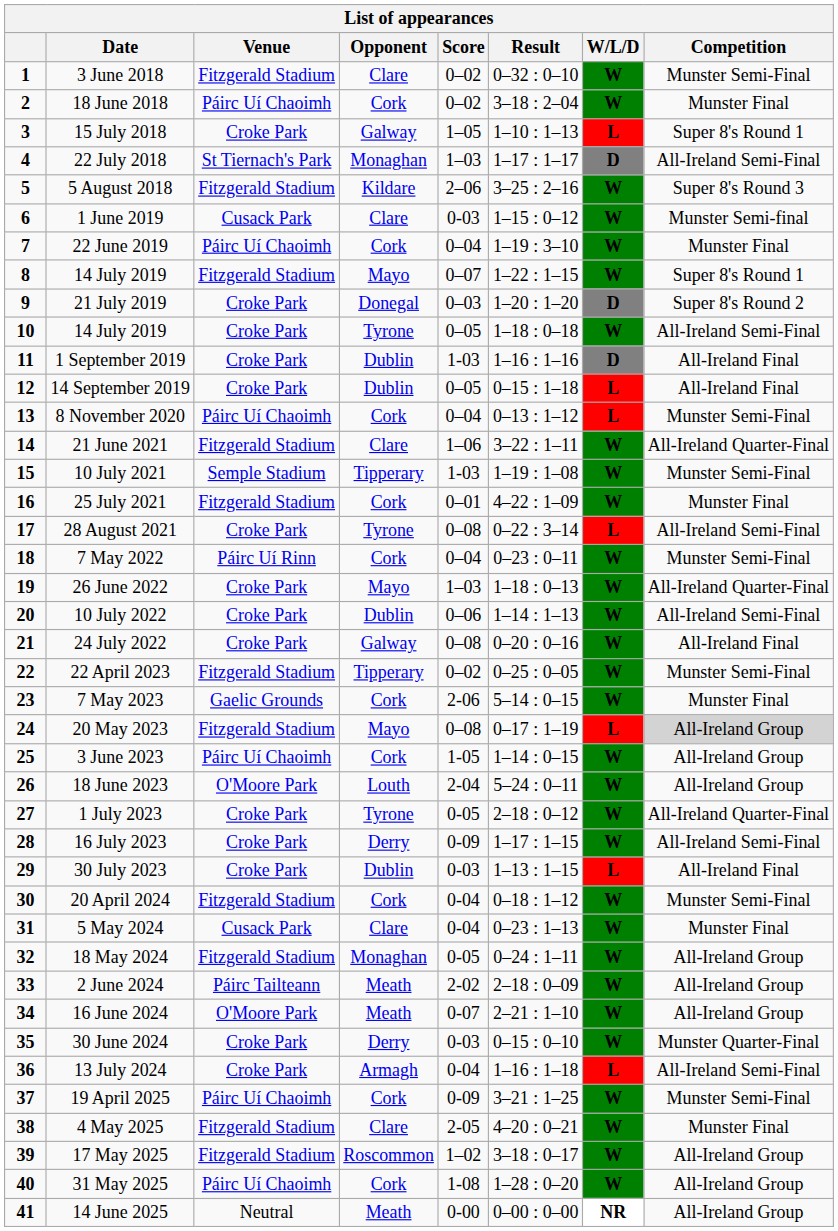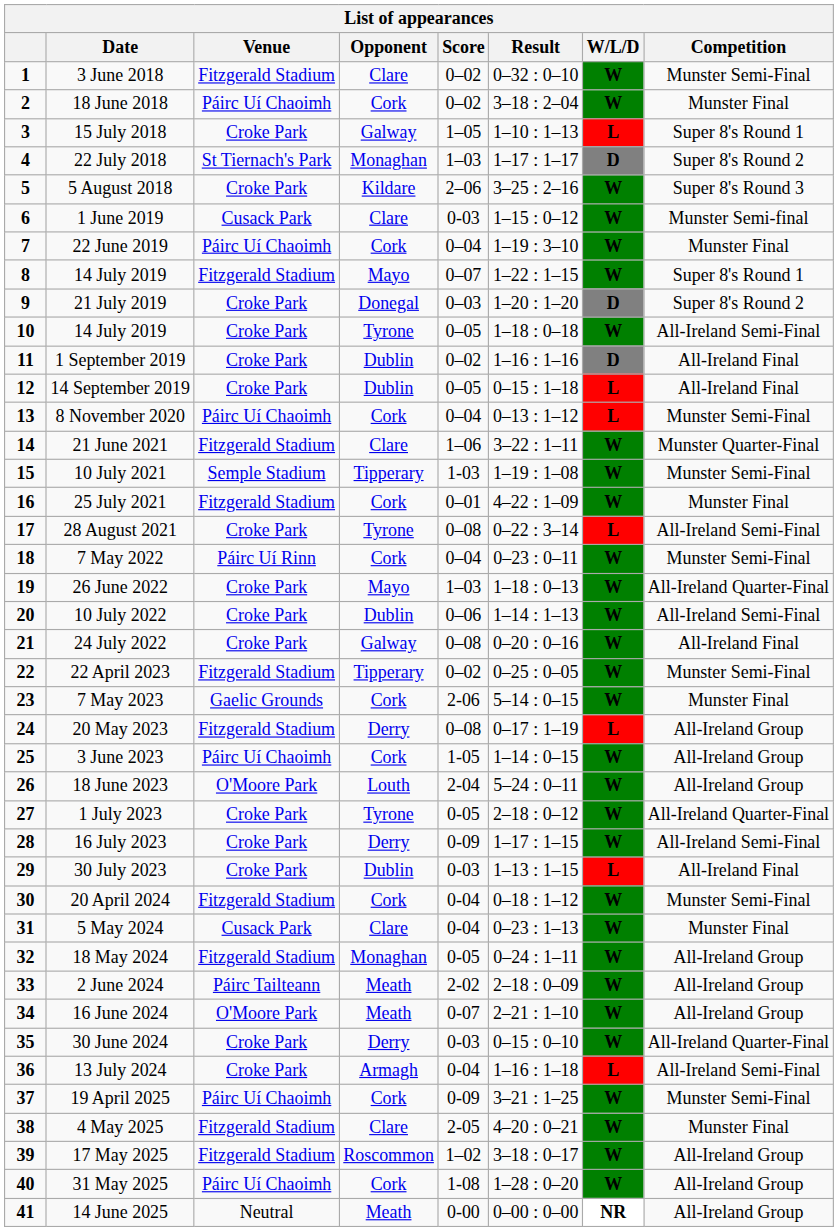(738, 160) All-Ireland Semi-Final -> (738, 160) Super 8's Round 2
(267, 189) Fitzgerald Stadium -> (267, 189) Croke Park
(463, 359) 1-03 -> (463, 359) 0–02
(738, 445) All-Ireland Quarter-Final -> (738, 445) Munster Quarter-Final
(389, 729) Mayo -> (389, 729) Derry
(738, 729) lightgrey background -> (738, 729) no background
(738, 1041) Munster Quarter-Final -> (738, 1041) All-Ireland Quarter-Final
